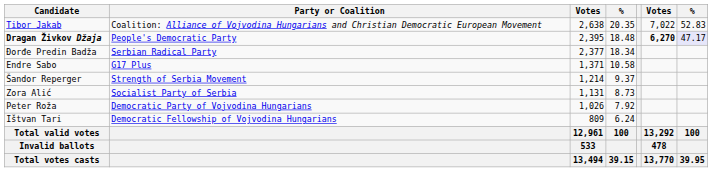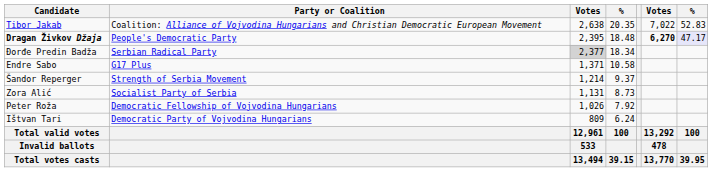(591, 52) no background -> (591, 52) lightgrey background
(212, 106) Democratic Party of Vojvodina Hungarians -> (224, 106) Democratic Fellowship of Vojvodina Hungarians
(224, 120) Democratic Fellowship of Vojvodina Hungarians -> (212, 120) Democratic Party of Vojvodina Hungarians
